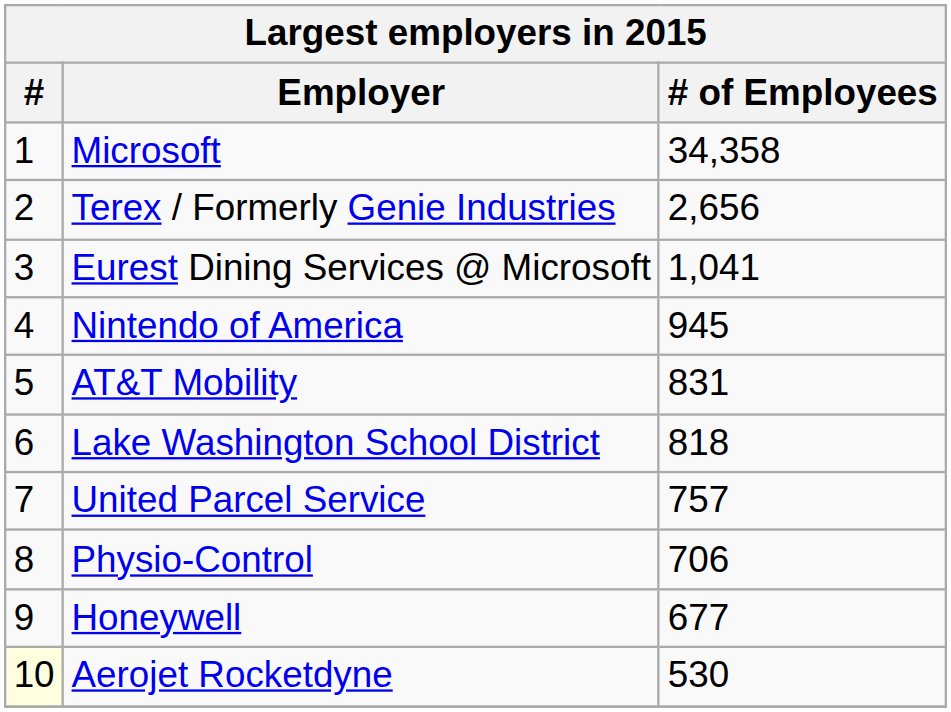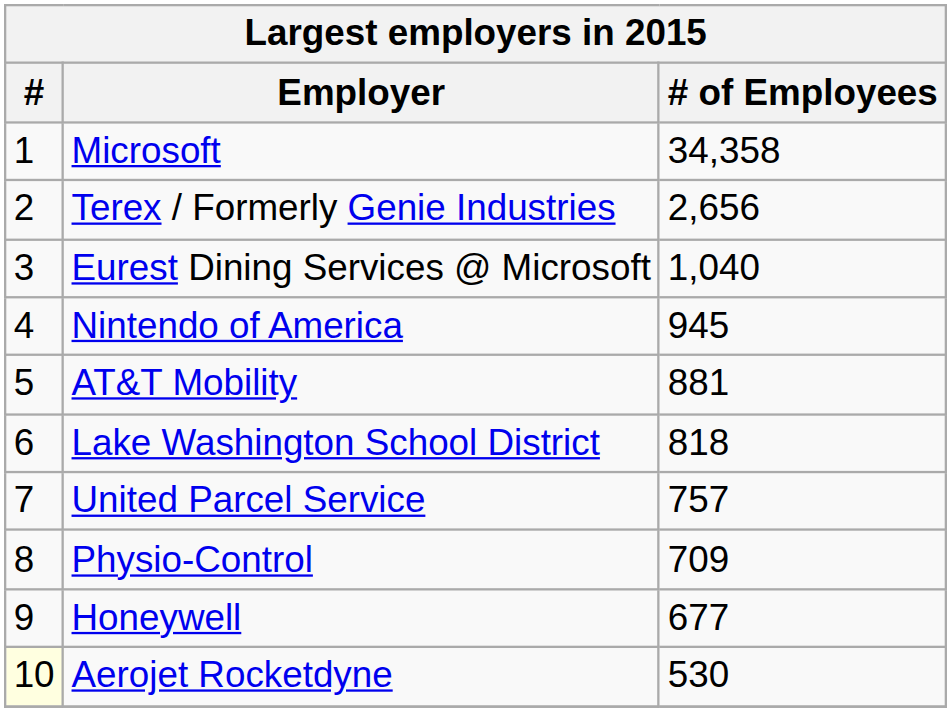(714, 267) 1,041 -> (714, 267) 1,040
(699, 383) 831 -> (699, 383) 881
(699, 558) 706 -> (699, 558) 709
